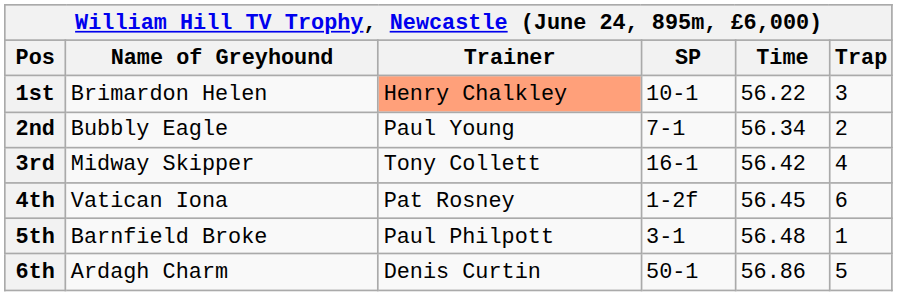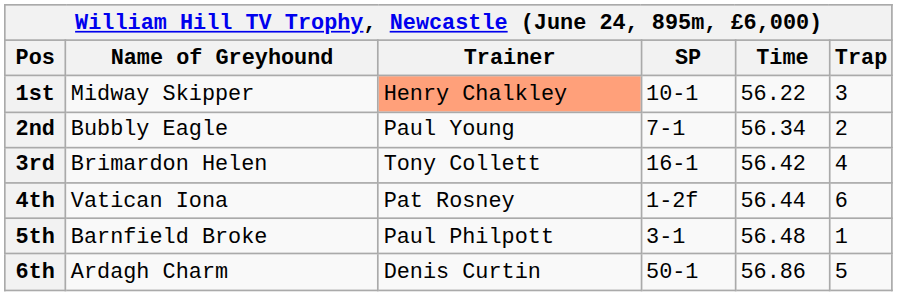(169, 94) Brimardon Helen -> (163, 94) Midway Skipper
(163, 165) Midway Skipper -> (169, 165) Brimardon Helen
(773, 201) 56.45 -> (773, 201) 56.44
